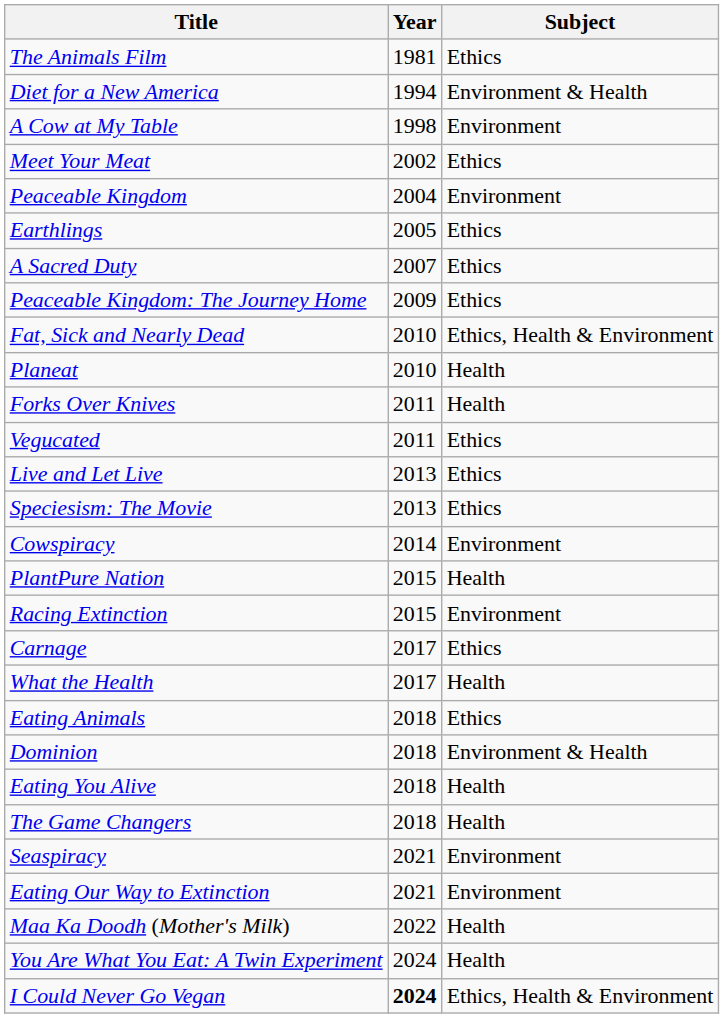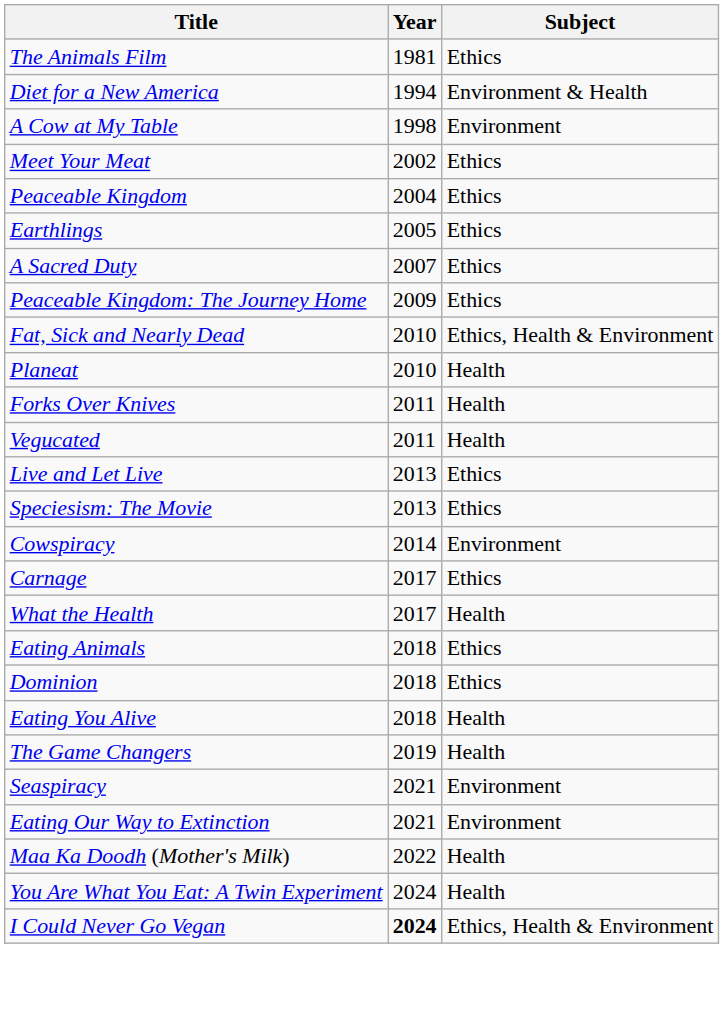(504, 195) Environment -> (474, 195) Ethics
(474, 439) Ethics -> (476, 439) Health
- row: (87, 578)
- row: (89, 612)
(547, 751) Environment & Health -> (474, 682) Ethics
(415, 821) 2018 -> (415, 751) 2019
